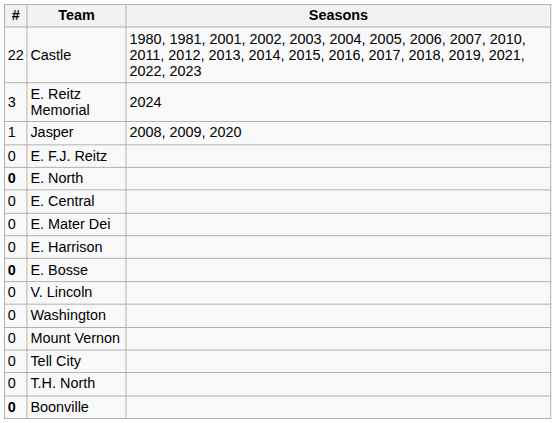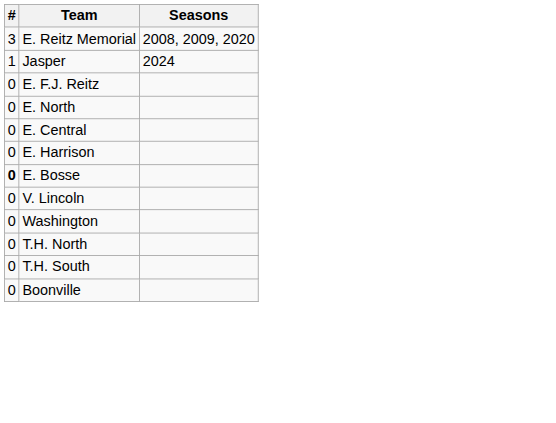- row: (51, 54)
(145, 102) 2024 -> (199, 38) 2008, 2009, 2020
(185, 133) 2008, 2009, 2020 -> (159, 61) 2024
(12, 178) bold -> (12, 107) normal
- row: (70, 224)
- row: (75, 338)
- row: (56, 361)
+ row: (56, 267)
(12, 407) bold -> (12, 289) normal
